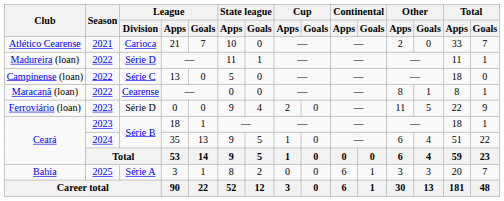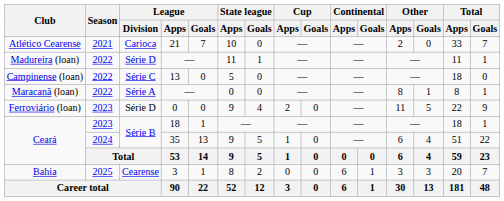(141, 92) Cearense -> (141, 92) Série A
(141, 172) Série A -> (141, 172) Cearense
